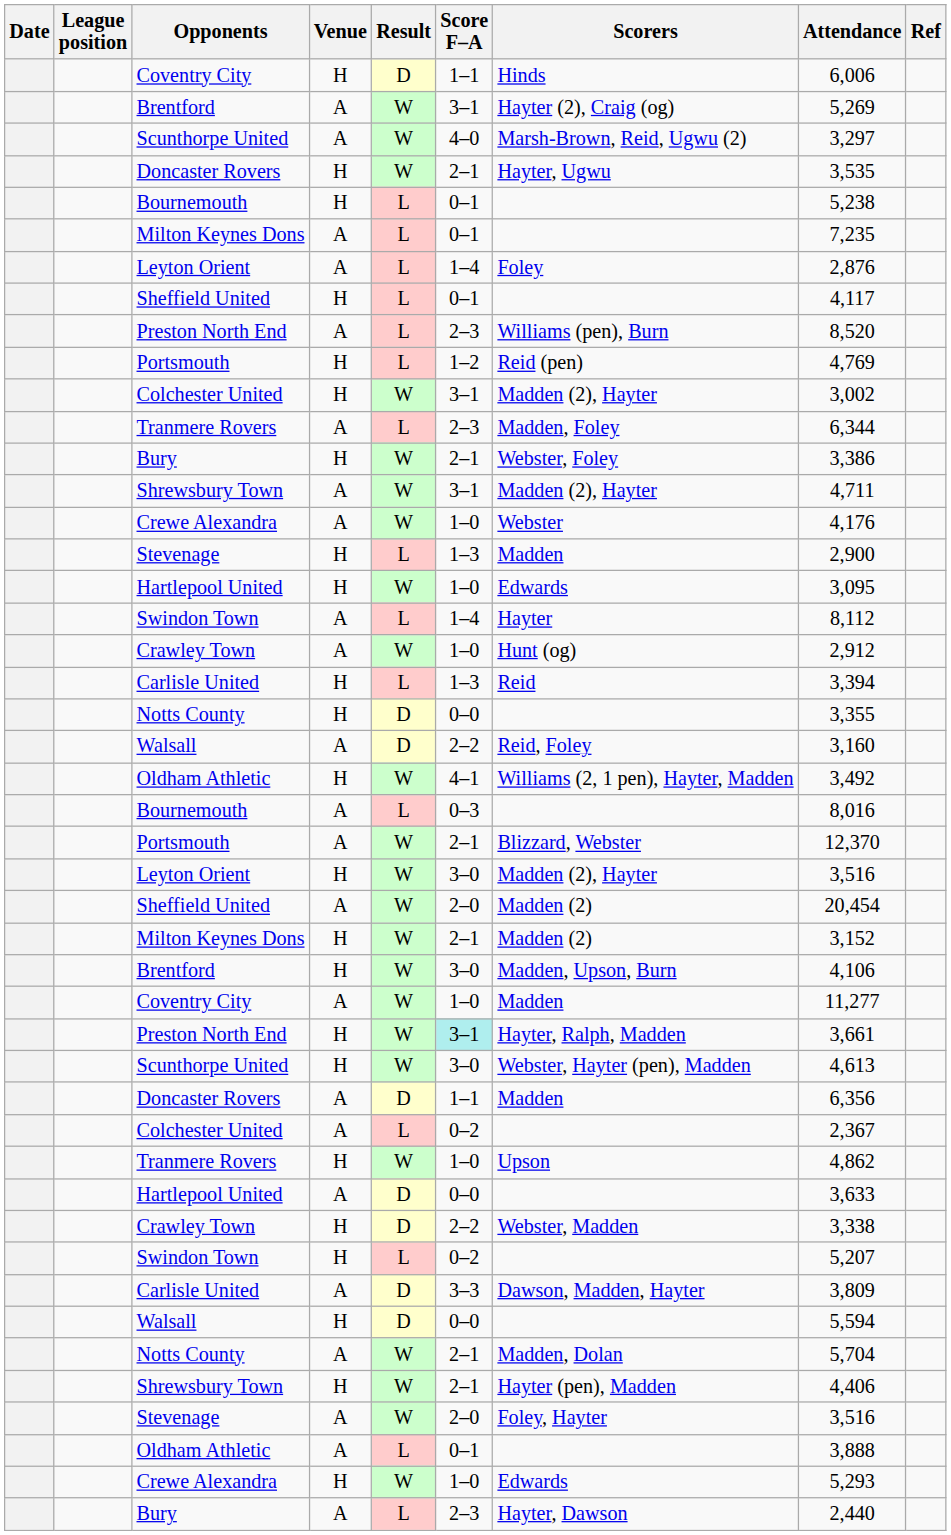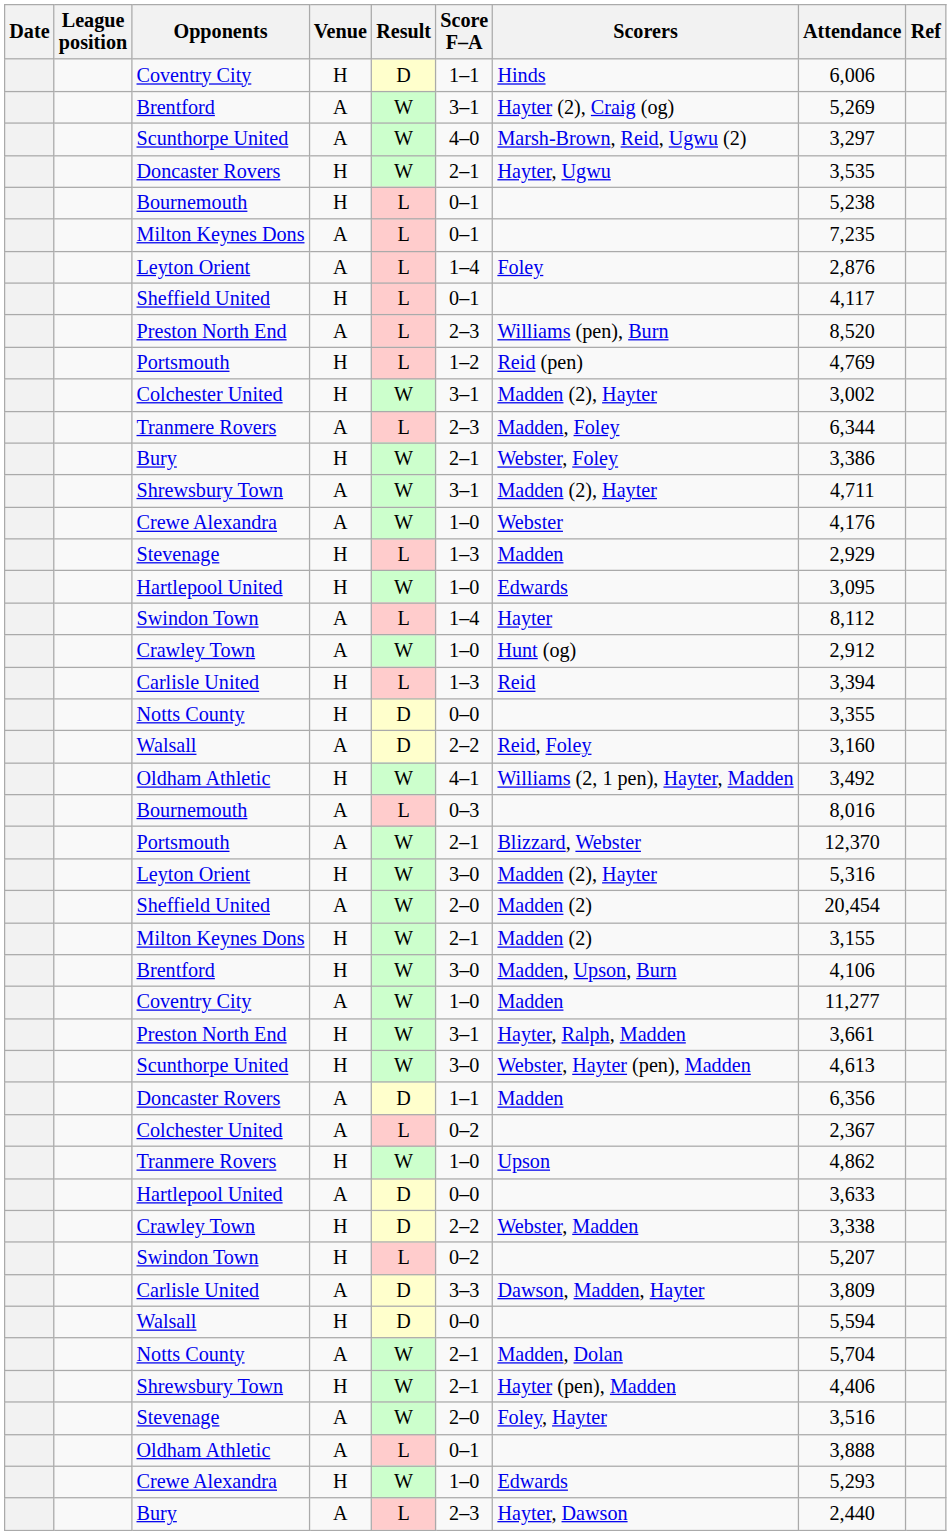(852, 554) 2,900 -> (852, 554) 2,929
(852, 874) 3,516 -> (852, 874) 5,316
(852, 938) 3,152 -> (852, 938) 3,155
(464, 1034) paleturquoise background -> (464, 1034) no background
